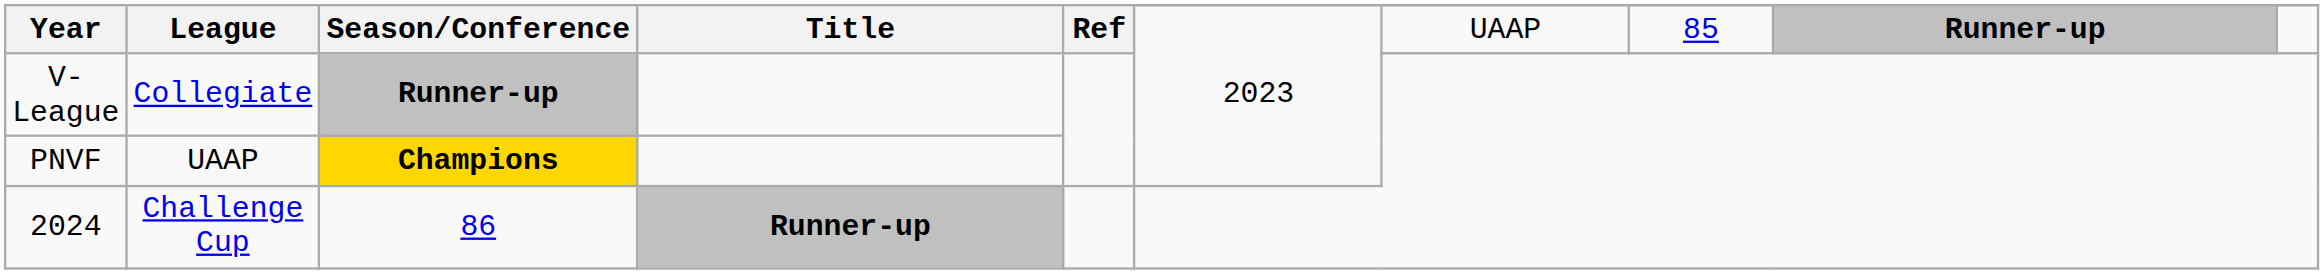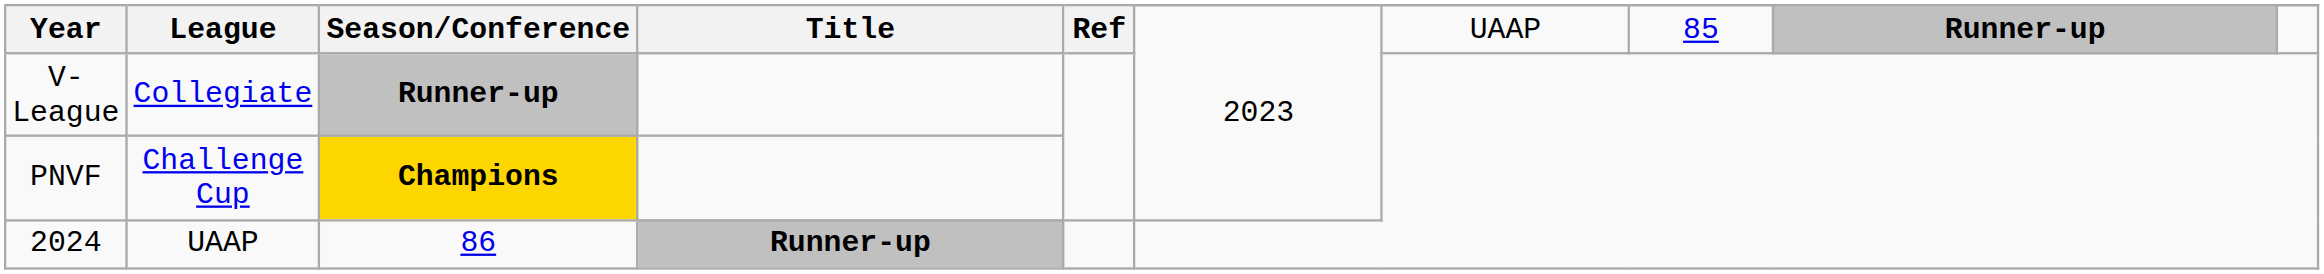(223, 161) UAAP -> (223, 178) Challenge Cup
(223, 226) Challenge Cup -> (223, 244) UAAP
